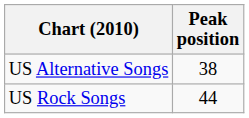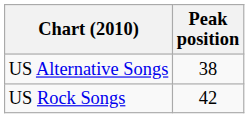(208, 98) 44 -> (208, 98) 42
